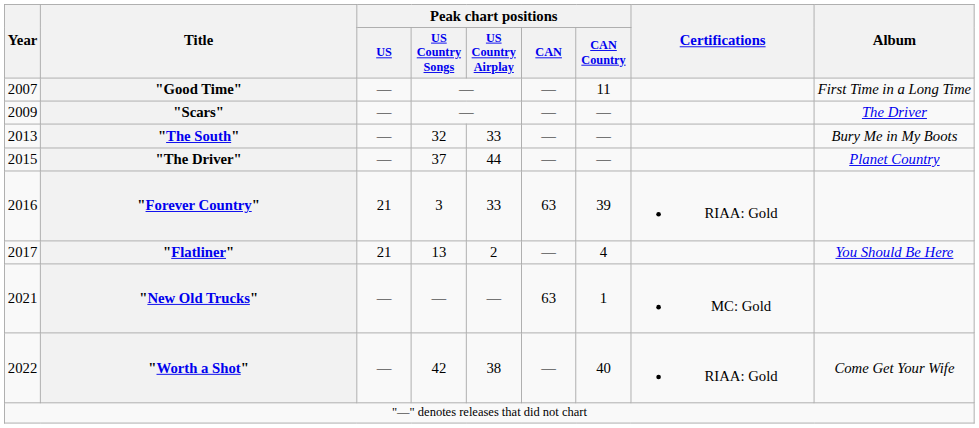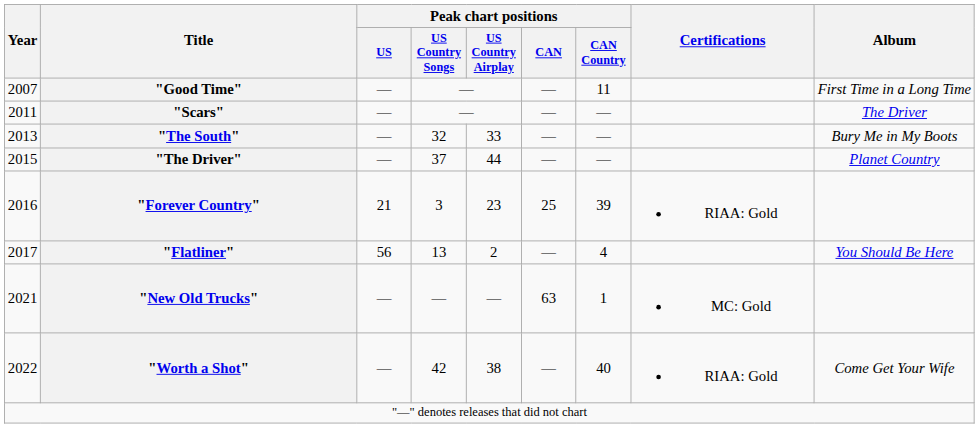(23, 112) 2009 -> (23, 112) 2011
(494, 205) 33 -> (494, 205) 23
(549, 205) 63 -> (549, 205) 25
(384, 252) 21 -> (384, 252) 56
